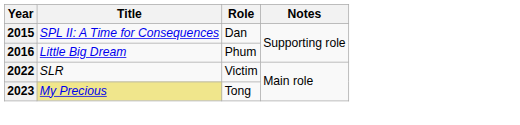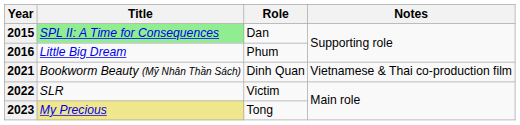(129, 33) no background -> (129, 33) lightgreen background
+ row: (21, 71)
